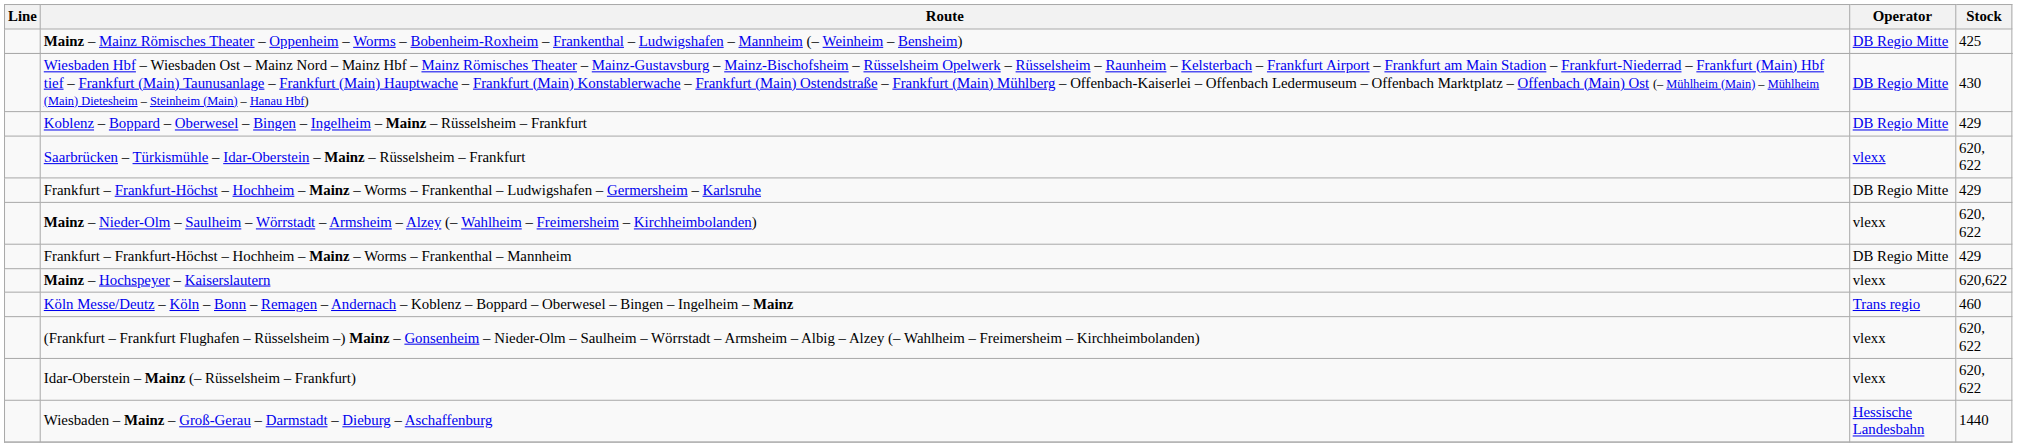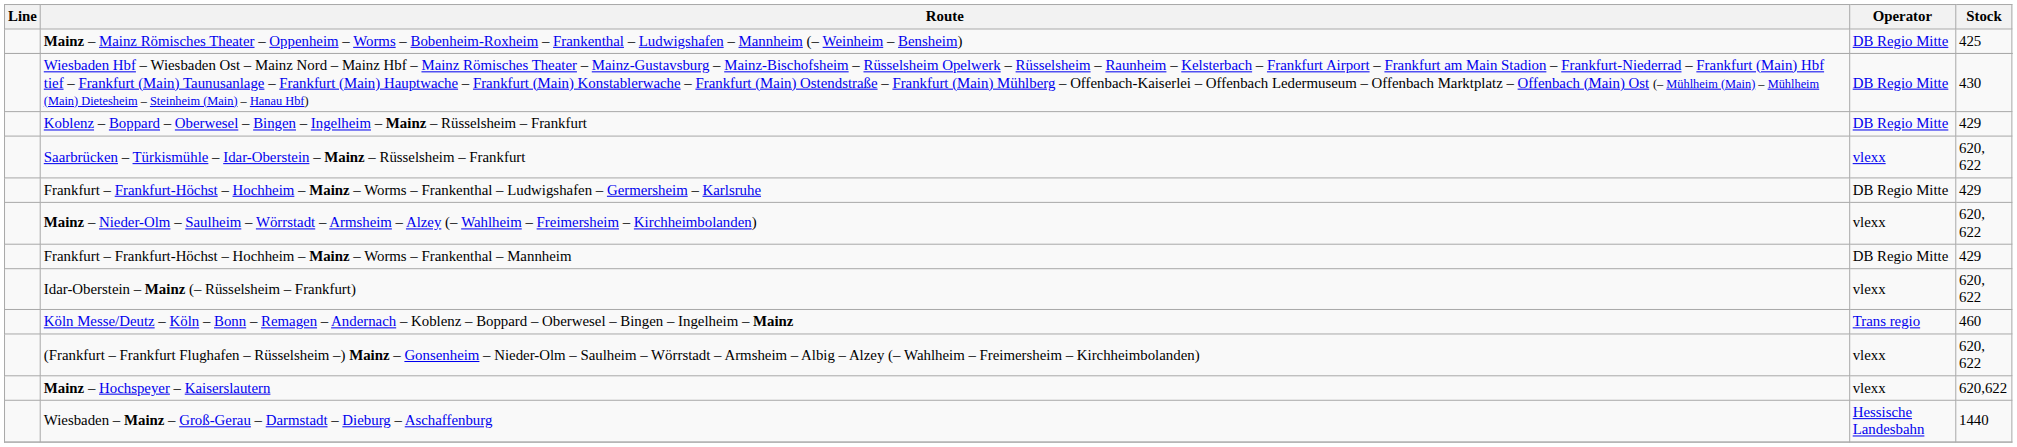rows swapped: (157, 279) <-> (200, 378)
